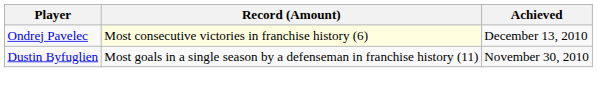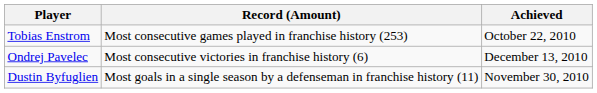+ row: (49, 35)
(236, 35) lightyellow background -> (236, 56) no background
